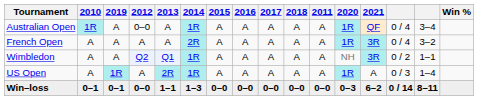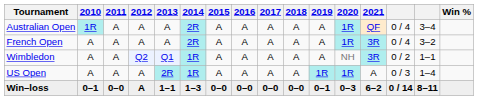columns swapped: (322, 12) <-> (116, 12)
(142, 27) 0–0 -> (141, 27) A
(194, 27) 1R -> (193, 27) 2R
(142, 88) 0–0 -> (141, 88) A
